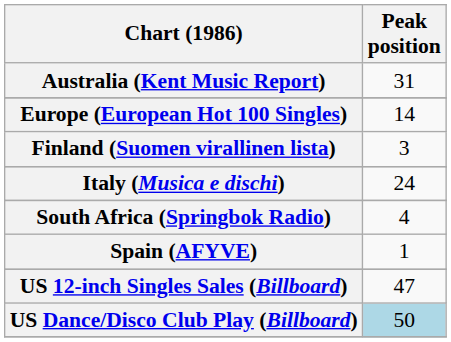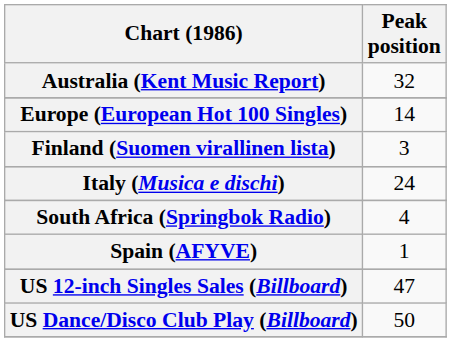(404, 80) 31 -> (404, 80) 32
(404, 319) lightblue background -> (404, 319) no background
